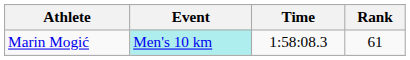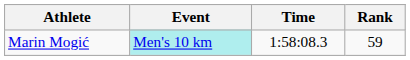(375, 42) 61 -> (375, 42) 59
